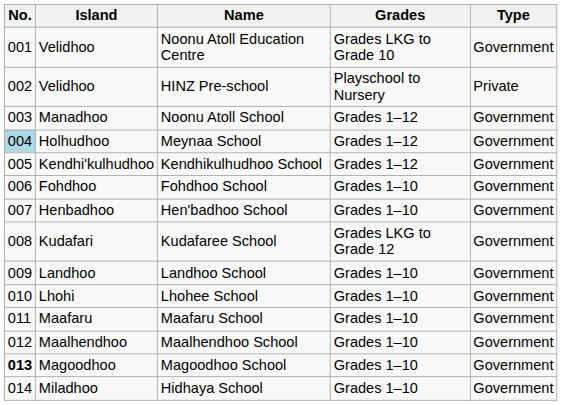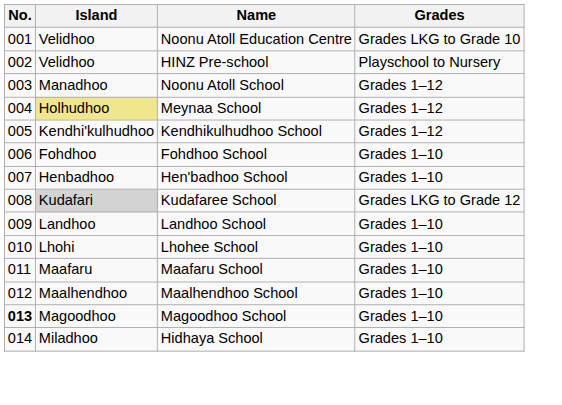- column: (513, 16)
(20, 141) lightblue background -> (20, 108) no background
(74, 141) no background -> (74, 108) khaki background
(66, 241) no background -> (66, 200) lightgrey background
